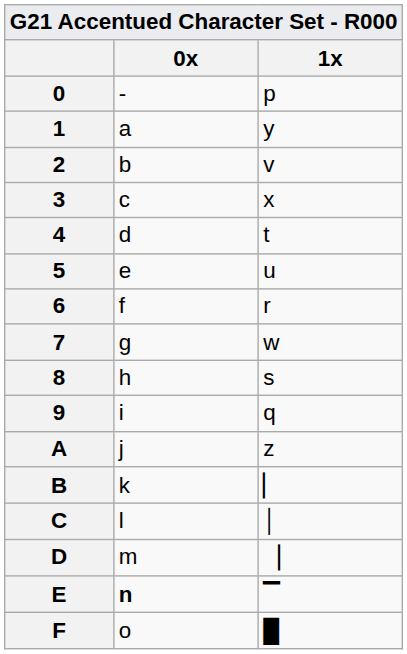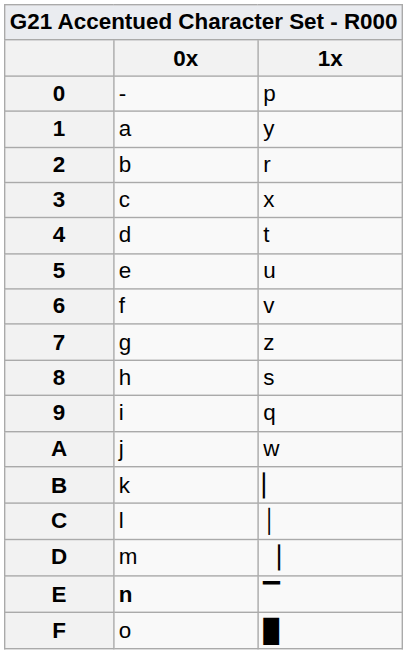(269, 164) v -> (267, 164) r
(267, 306) r -> (269, 306) v
(271, 341) w -> (269, 341) z
(269, 448) z -> (271, 448) w
